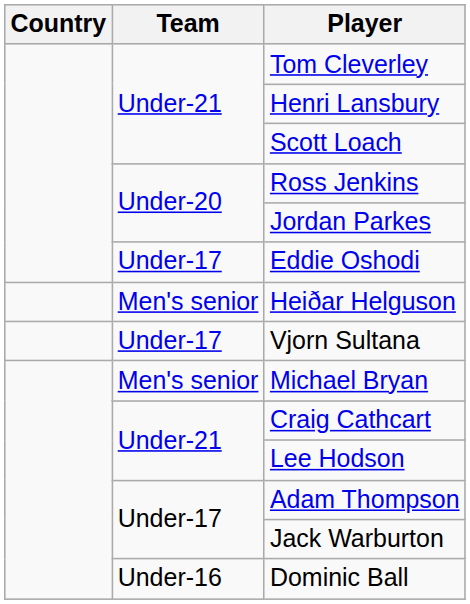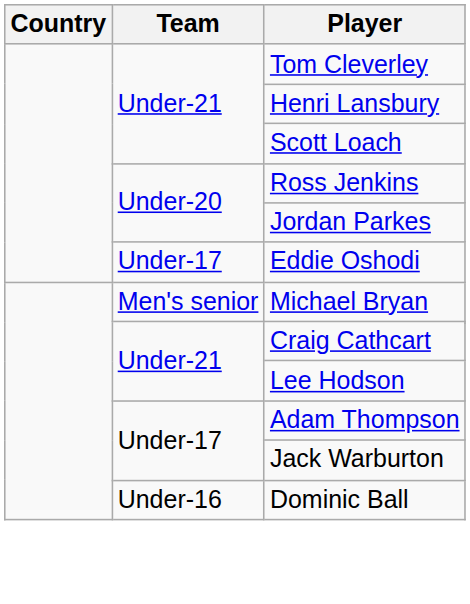- row: (188, 301)
- row: (170, 340)
